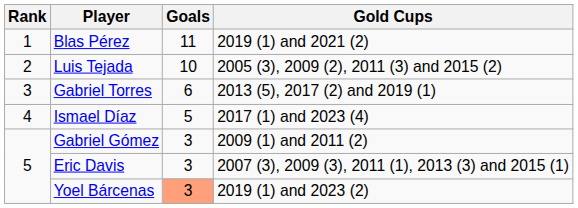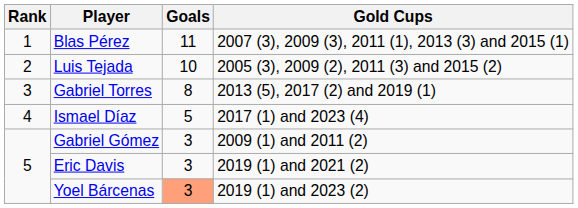(293, 41) 2019 (1) and 2021 (2) -> (393, 41) 2007 (3), 2009 (3), 2011 (1), 2013 (3) and 2015 (1)
(188, 91) 6 -> (188, 91) 8
(393, 166) 2007 (3), 2009 (3), 2011 (1), 2013 (3) and 2015 (1) -> (293, 166) 2019 (1) and 2021 (2)
